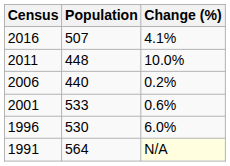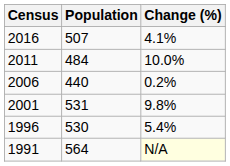(77, 60) 448 -> (77, 60) 484
(77, 104) 533 -> (77, 104) 531
(160, 104) 0.6% -> (160, 104) 9.8%
(160, 127) 6.0% -> (160, 127) 5.4%
